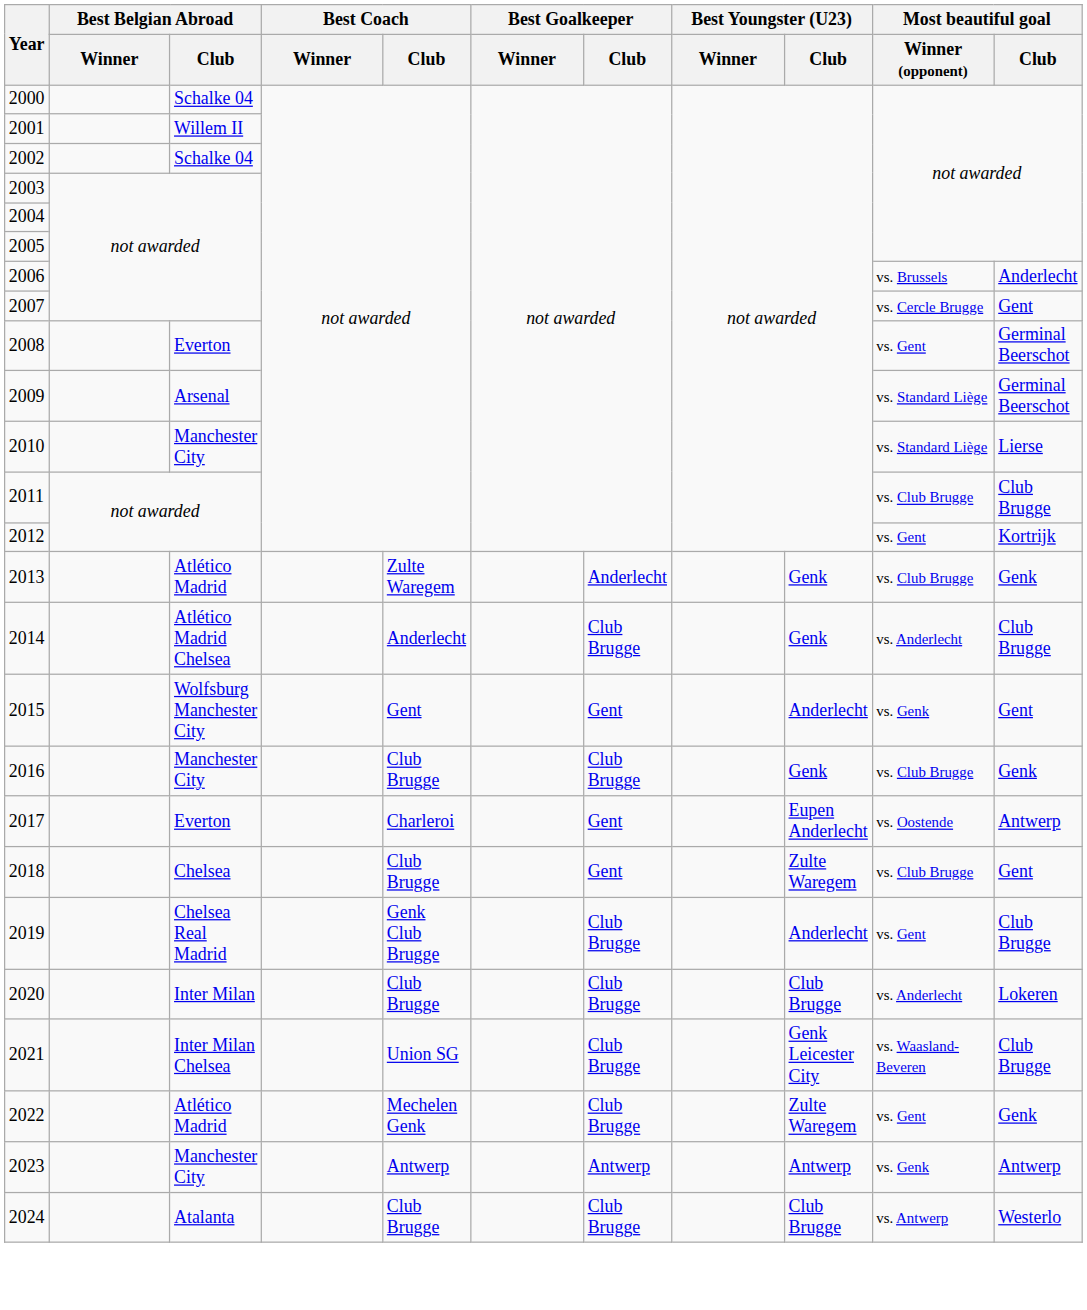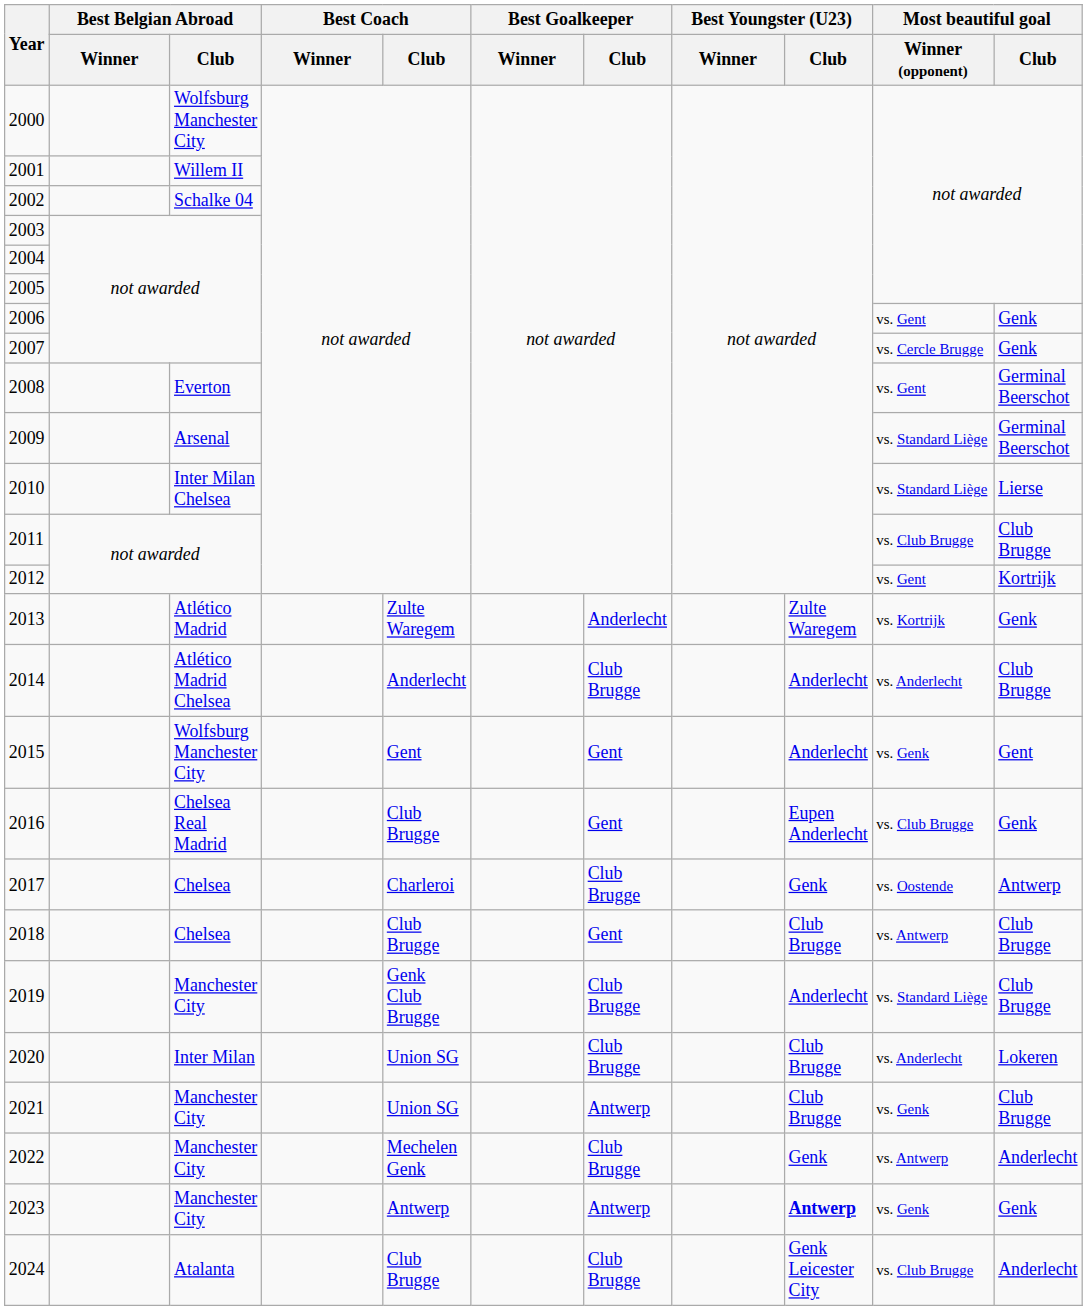(213, 99) Schalke 04 -> (216, 120) Wolfsburg Manchester City
(912, 277) vs. Brussels -> (901, 319) vs. Gent
(1038, 276) Anderlecht -> (1018, 318) Genk
(1016, 305) Gent -> (1018, 347) Genk
(216, 446) Manchester City -> (214, 488) Inter Milan Chelsea
(808, 577) Genk -> (823, 619) Zulte Waregem
(925, 578) vs. Club Brugge -> (911, 620) vs. Kortrijk
(808, 638) Genk -> (828, 680) Anderlecht
(216, 771) Manchester City -> (202, 823) Chelsea Real Madrid
(614, 771) Club Brugge -> (605, 823) Gent
(808, 771) Genk -> (828, 823) Eupen Anderlecht
(202, 821) Everton -> (202, 884) Chelsea
(605, 821) Gent -> (614, 884) Club Brugge
(828, 821) Eupen Anderlecht -> (808, 884) Genk
(823, 872) Zulte Waregem -> (815, 935) Club Brugge
(925, 873) vs. Club Brugge -> (912, 936) vs. Antwerp
(1016, 872) Gent -> (1025, 935) Club Brugge
(202, 933) Chelsea Real Madrid -> (216, 996) Manchester City
(901, 934) vs. Gent -> (932, 997) vs. Standard Liège
(413, 994) Club Brugge -> (423, 1057) Union SG
(214, 1055) Inter Milan Chelsea -> (216, 1108) Manchester City
(614, 1055) Club Brugge -> (619, 1108) Antwerp
(821, 1055) Genk Leicester City -> (815, 1108) Club Brugge
(918, 1056) vs. Waasland-Beveren -> (903, 1109) vs. Genk
(203, 1116) Atlético Madrid -> (216, 1158) Manchester City
(823, 1116) Zulte Waregem -> (808, 1158) Genk
(901, 1117) vs. Gent -> (912, 1159) vs. Antwerp
(1018, 1116) Genk -> (1038, 1158) Anderlecht
(820, 1166) normal -> (822, 1209) bold
(1029, 1166) Antwerp -> (1018, 1209) Genk
(815, 1217) Club Brugge -> (821, 1270) Genk Leicester City
(912, 1218) vs. Antwerp -> (925, 1271) vs. Club Brugge
(1030, 1217) Westerlo -> (1038, 1270) Anderlecht
